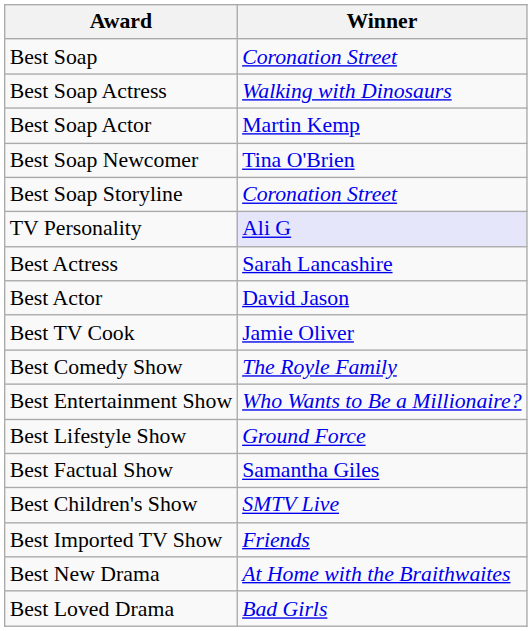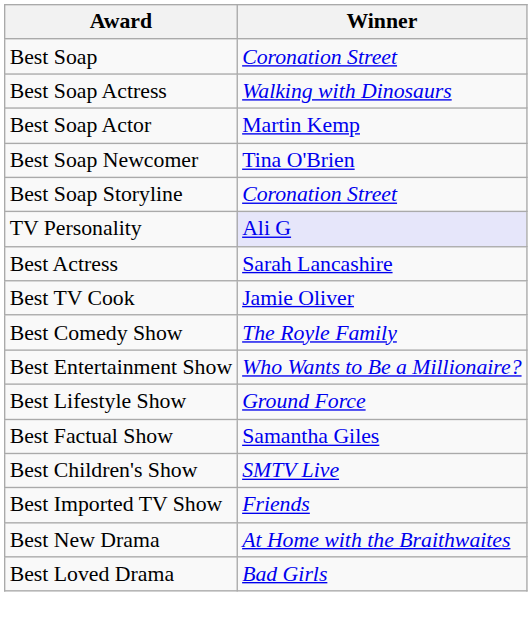- row: (56, 297)
